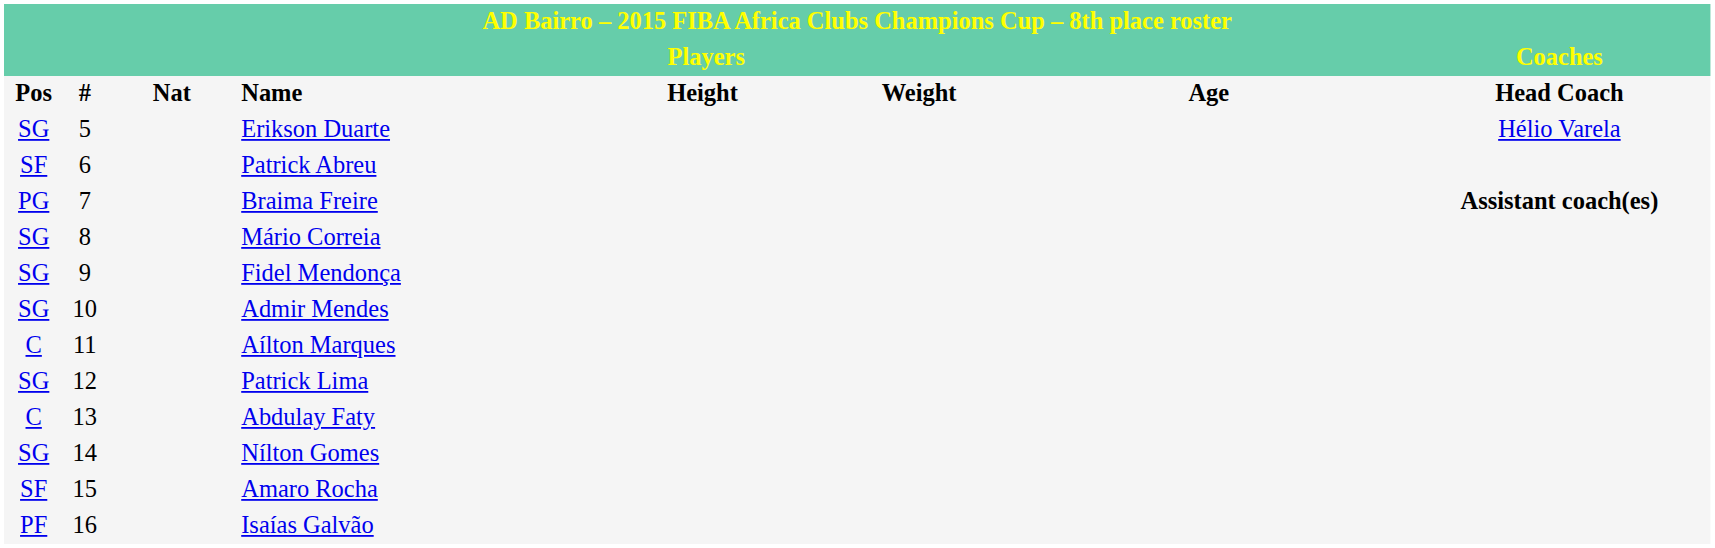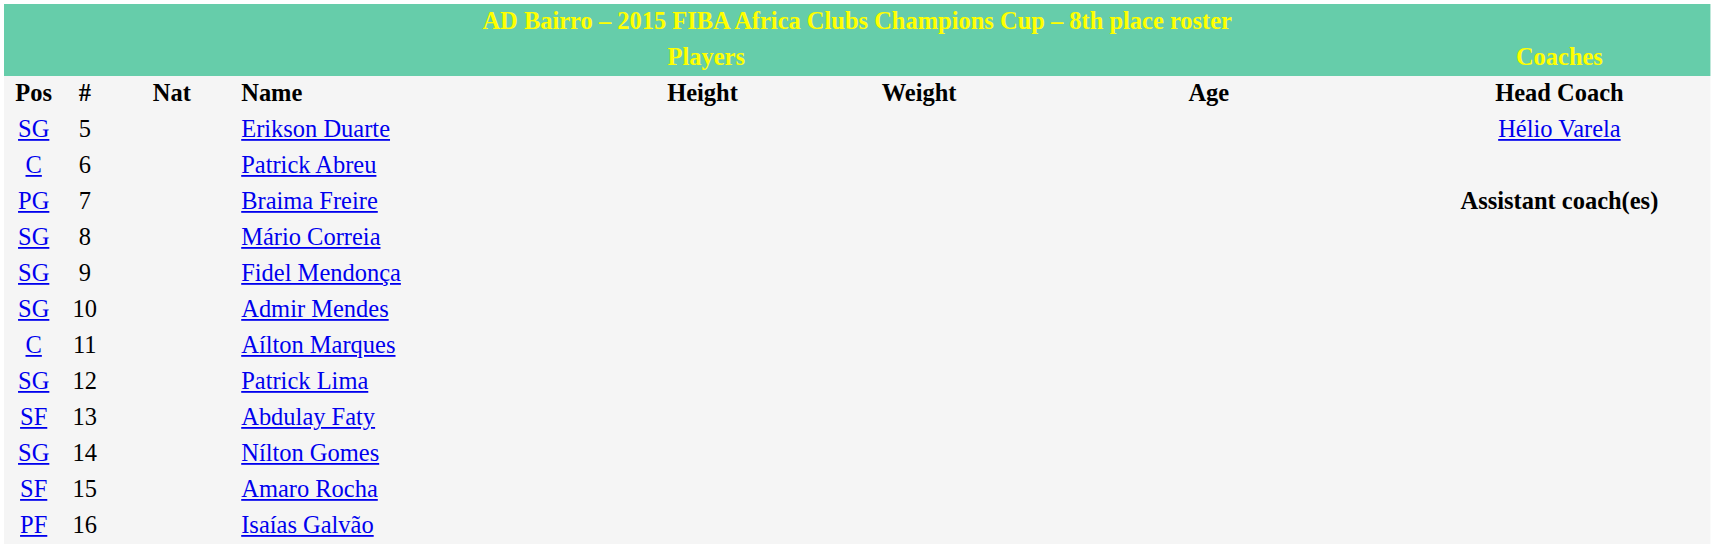(34, 165) SF -> (34, 165) C
(34, 417) C -> (34, 417) SF
